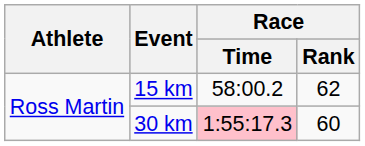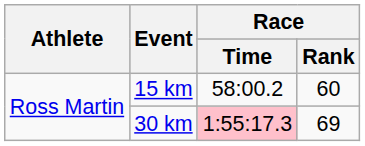(328, 90) 62 -> (328, 90) 60
(328, 124) 60 -> (328, 124) 69
